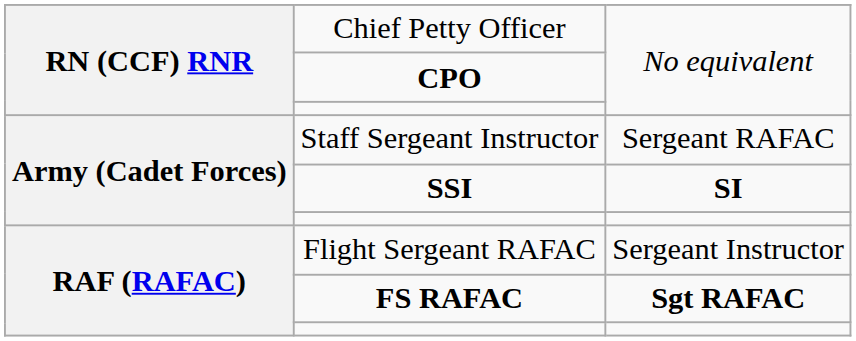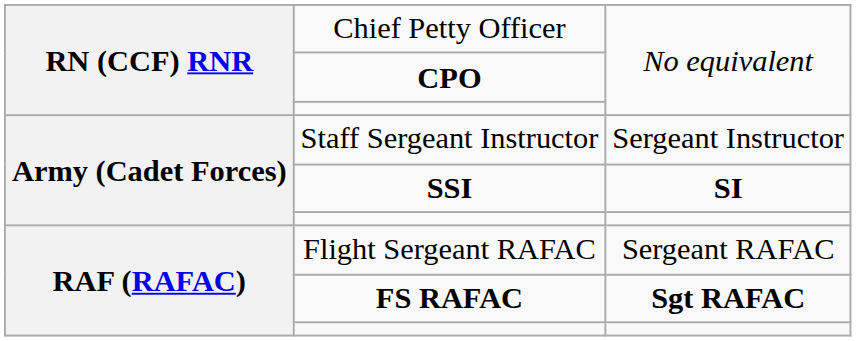(728, 139) Sergeant RAFAC -> (728, 139) Sergeant Instructor
(728, 249) Sergeant Instructor -> (728, 249) Sergeant RAFAC
